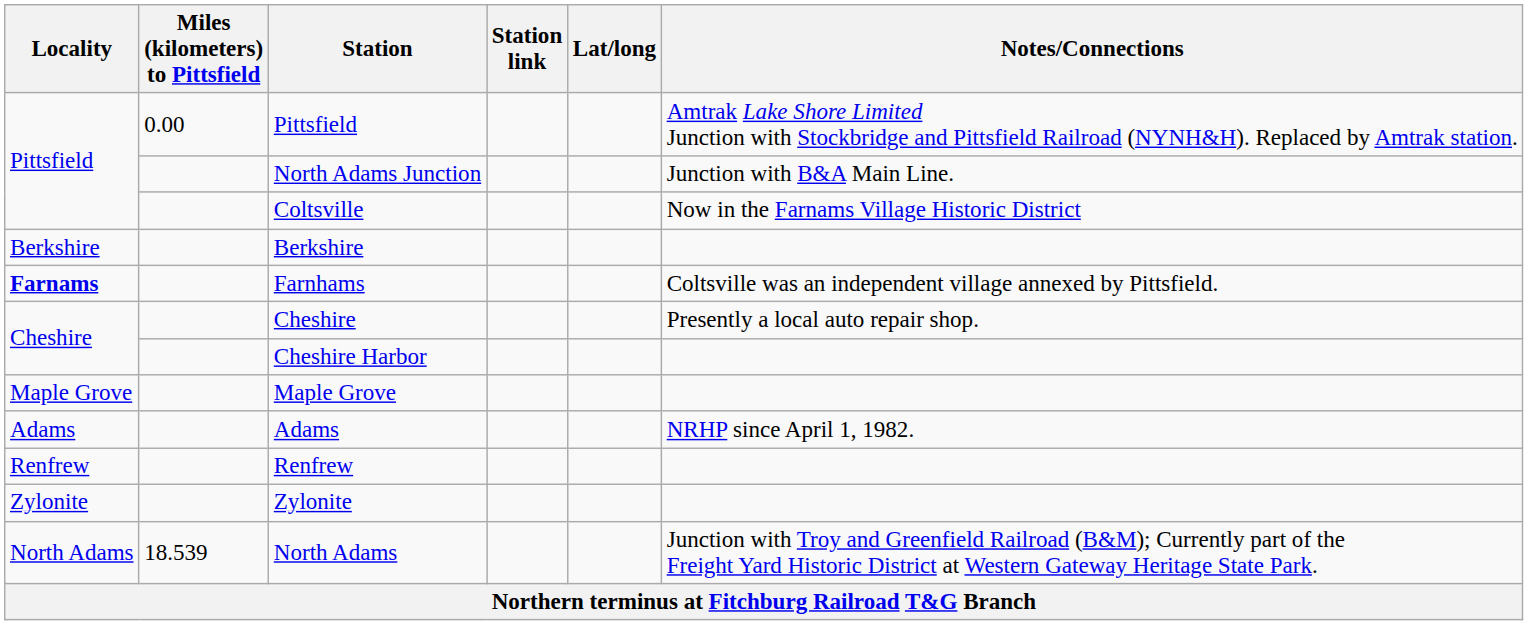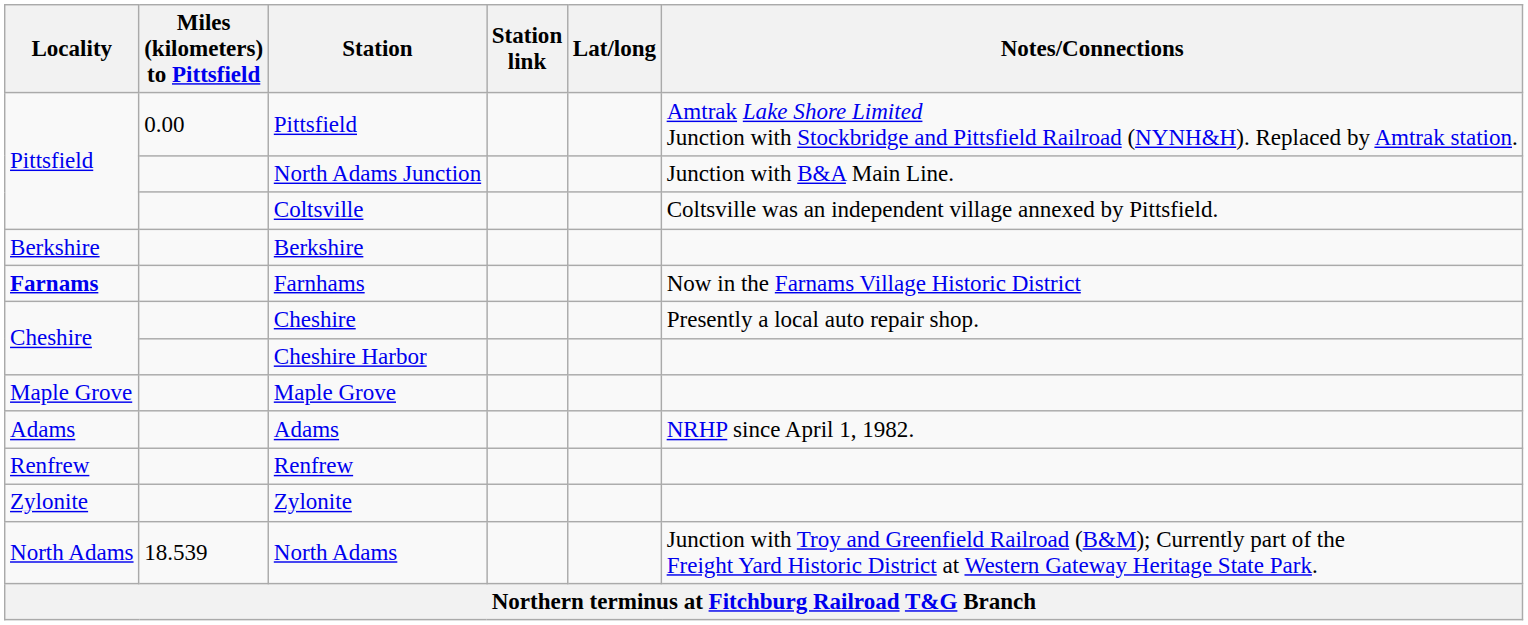(874, 210) Now in the Farnams Village Historic District -> (942, 210) Coltsville was an independent village annexed by Pittsfield.
(942, 283) Coltsville was an independent village annexed by Pittsfield. -> (874, 283) Now in the Farnams Village Historic District
